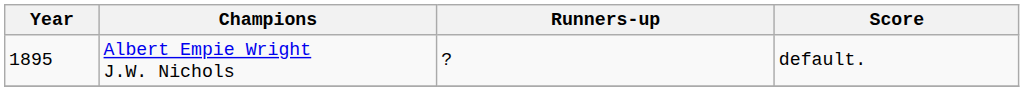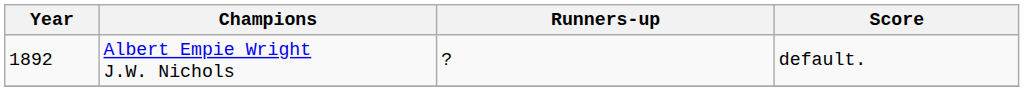(31, 60) 1895 -> (31, 60) 1892
